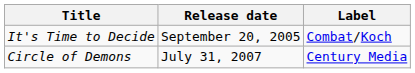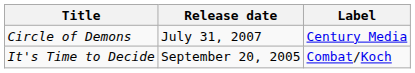rows swapped: (81, 36) <-> (70, 57)
